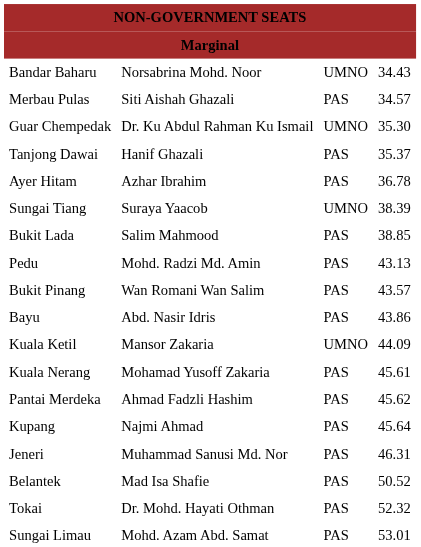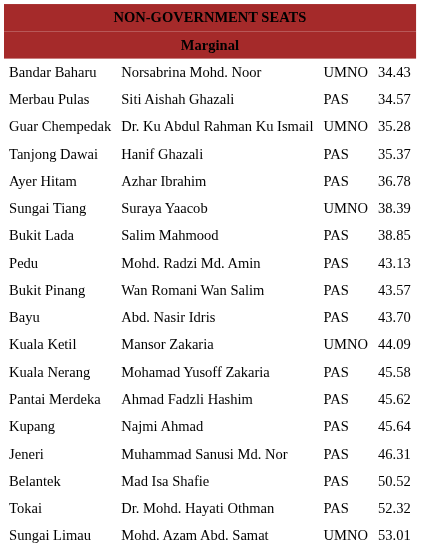(394, 126) 35.30 -> (394, 126) 35.28
(394, 317) 43.86 -> (394, 317) 43.70
(394, 371) 45.61 -> (394, 371) 45.58
(336, 535) PAS -> (346, 535) UMNO
